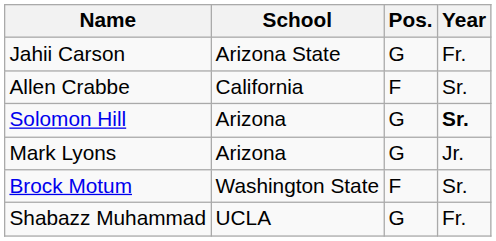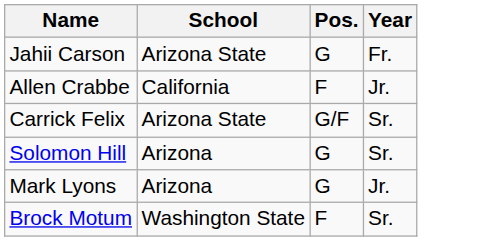(455, 86) Sr. -> (379, 86) Jr.
+ row: (67, 119)
(455, 119) bold -> (381, 152) normal
- row: (108, 218)
